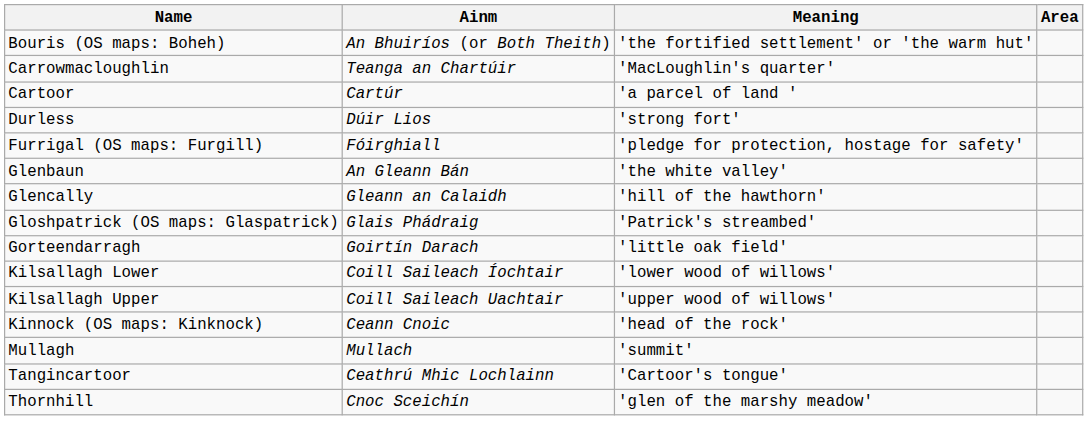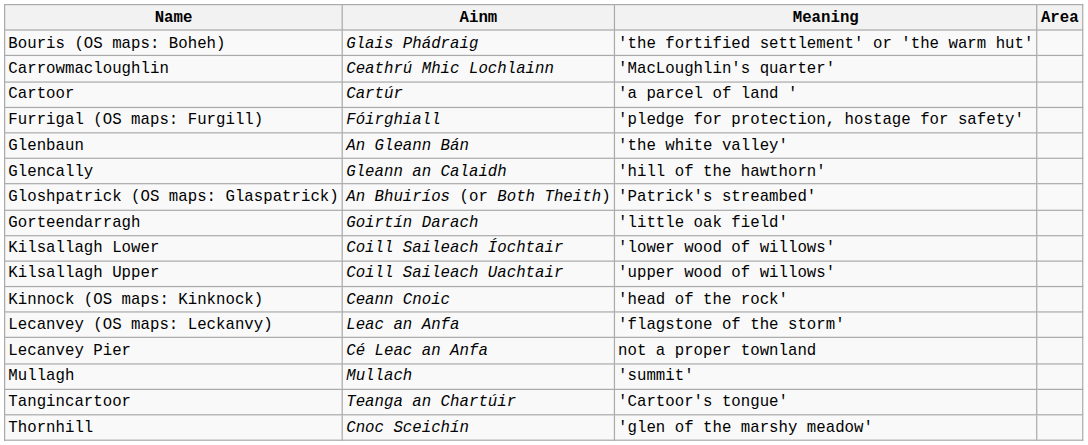(478, 43) An Bhuiríos (or Both Theith) -> (412, 43) Glais Phádraig
(431, 69) Teanga an Chartúir -> (450, 69) Ceathrú Mhic Lochlainn
- row: (41, 120)
(412, 223) Glais Phádraig -> (478, 197) An Bhuiríos (or Both Theith)
+ row: (141, 325)
+ row: (70, 351)
(450, 376) Ceathrú Mhic Lochlainn -> (431, 402) Teanga an Chartúir
